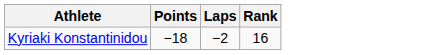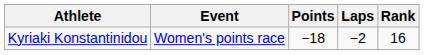+ column: (219, 16)
